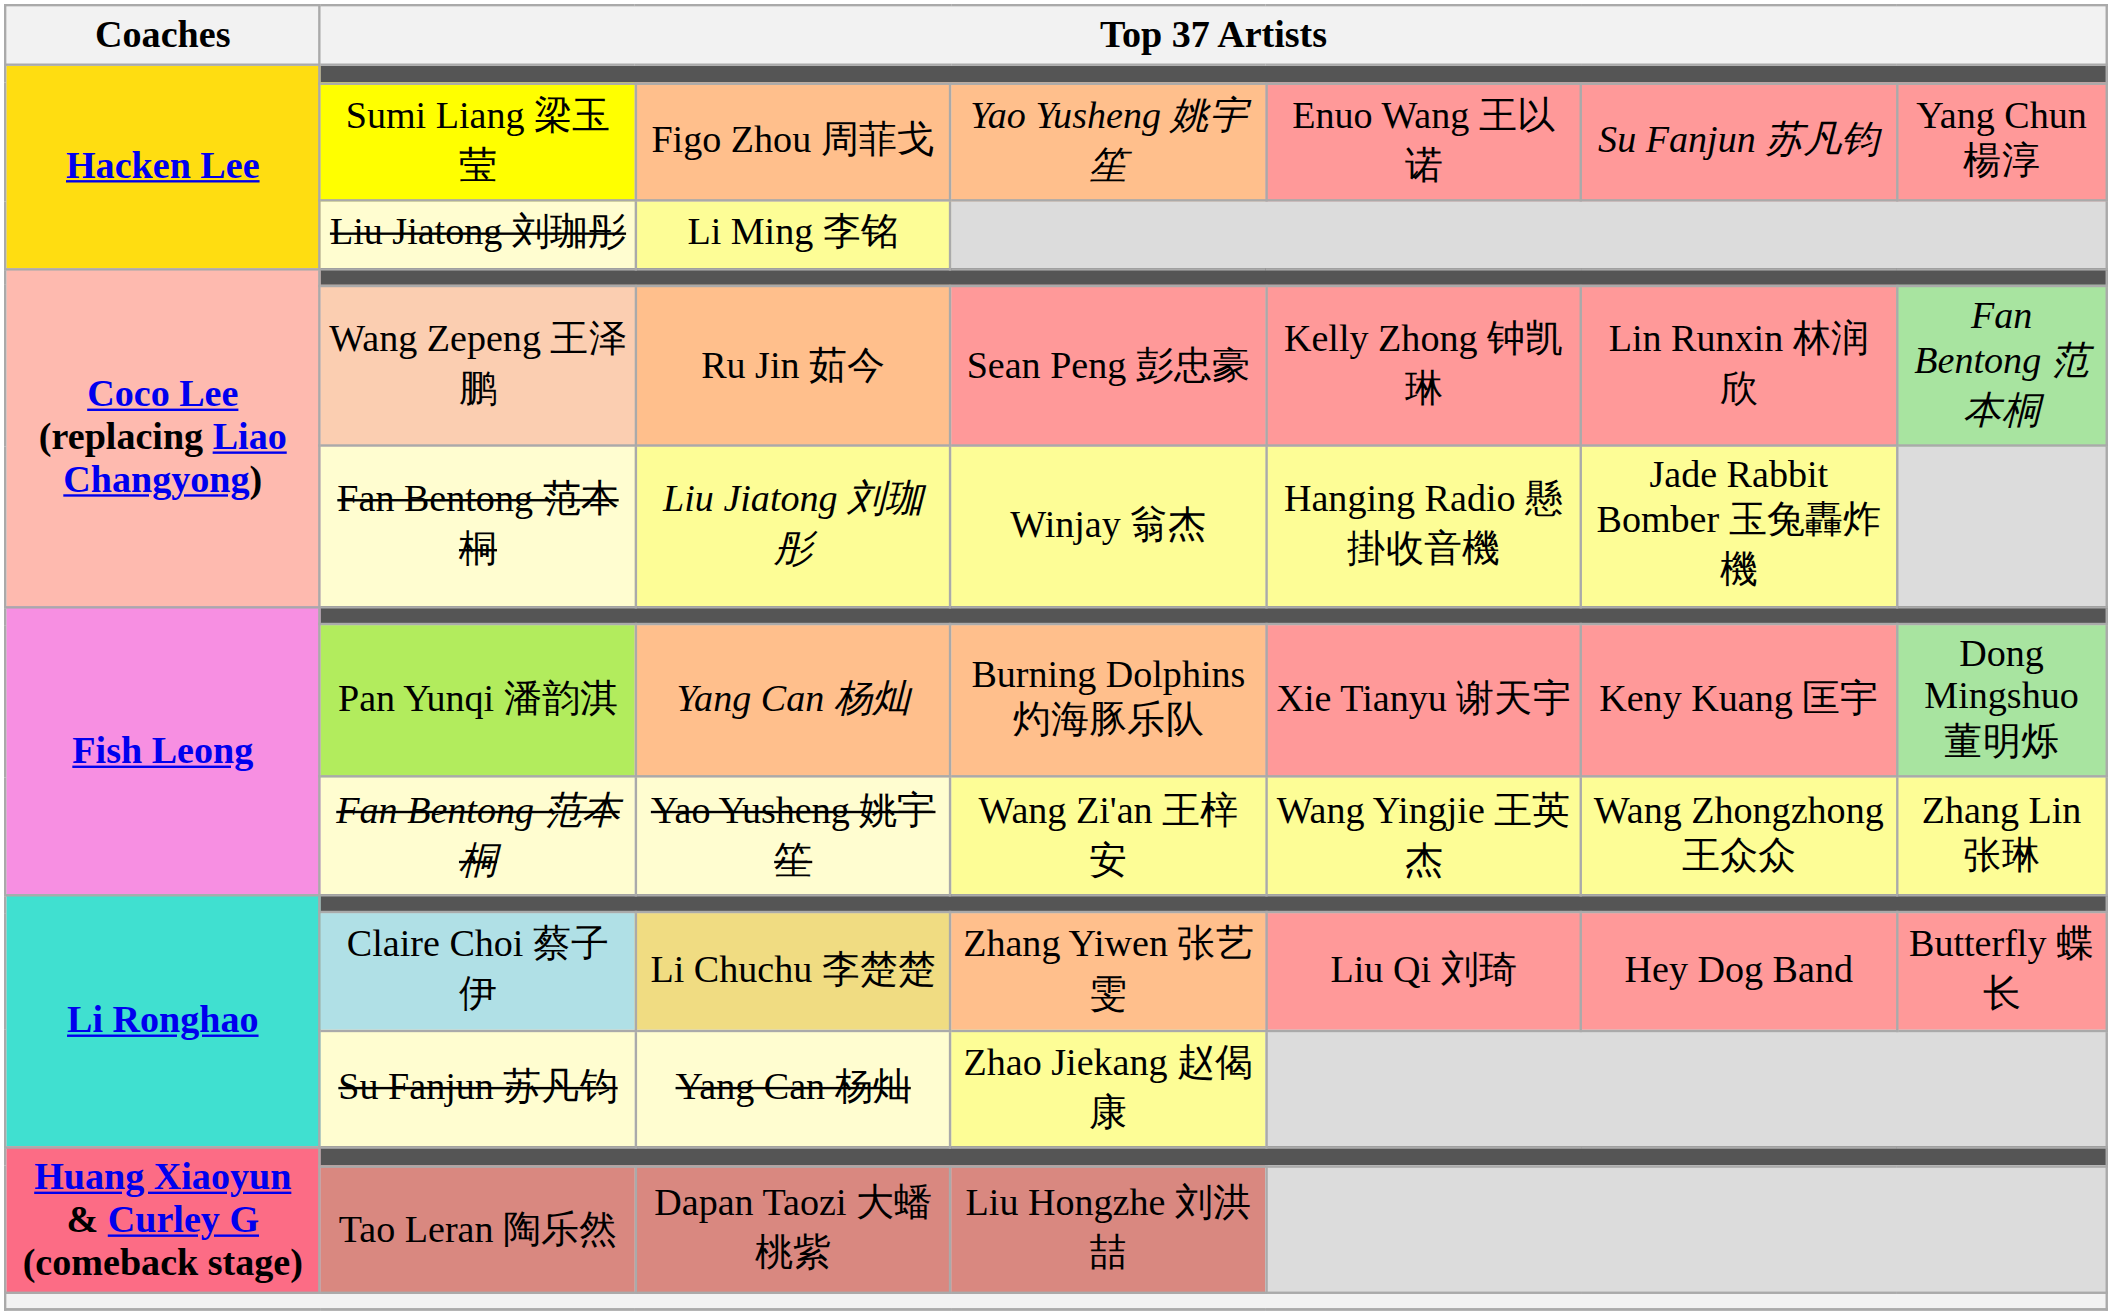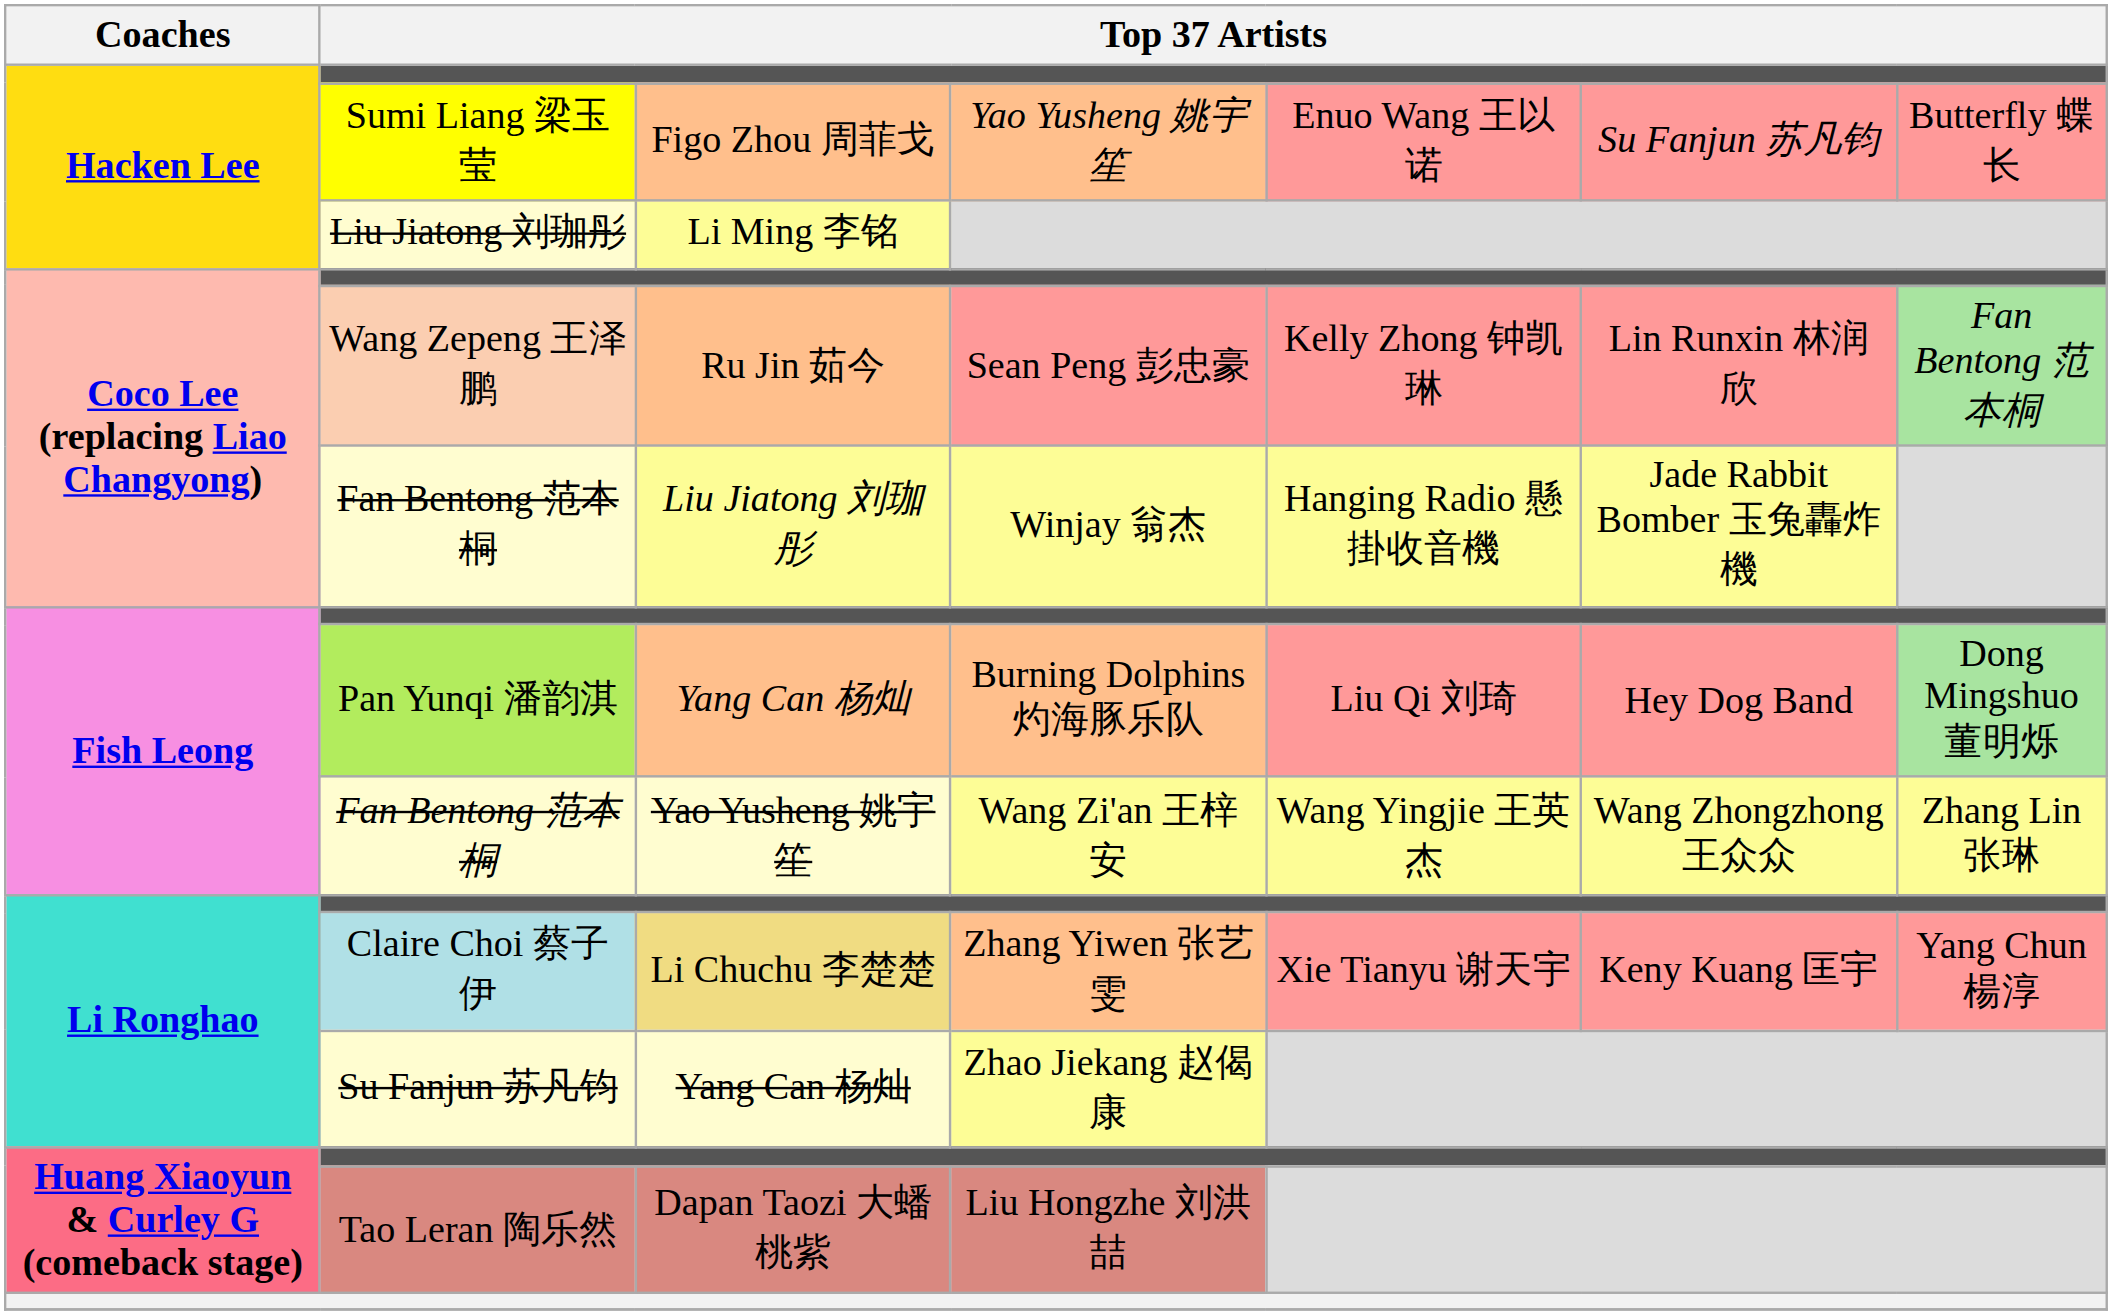(2002, 138) Yang Chun 楊淳 -> (2002, 140) Butterfly 蝶长
(1424, 698) Xie Tianyu 谢天宇 -> (1424, 698) Liu Qi 刘琦
(1739, 698) Keny Kuang 匡宇 -> (1739, 699) Hey Dog Band
(1424, 969) Liu Qi 刘琦 -> (1424, 969) Xie Tianyu 谢天宇
(1739, 970) Hey Dog Band -> (1739, 969) Keny Kuang 匡宇
(2002, 969) Butterfly 蝶长 -> (2002, 967) Yang Chun 楊淳
